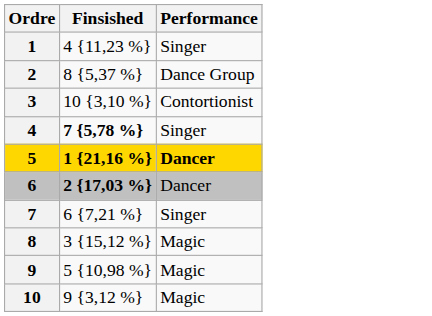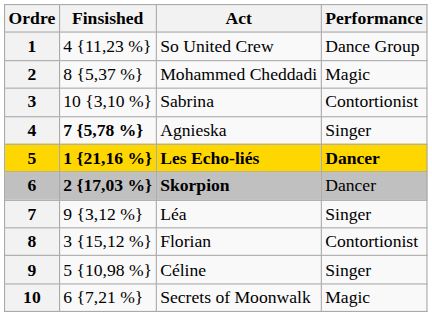+ column: (239, 18)
(183, 46) Singer -> (372, 46) Dance Group
(207, 74) Dance Group -> (348, 74) Magic
(103, 213) 6 {7,21 %} -> (103, 213) 9 {3,12 %}
(183, 241) Magic -> (372, 241) Contortionist
(183, 269) Magic -> (348, 269) Singer
(103, 297) 9 {3,12 %} -> (103, 297) 6 {7,21 %}
